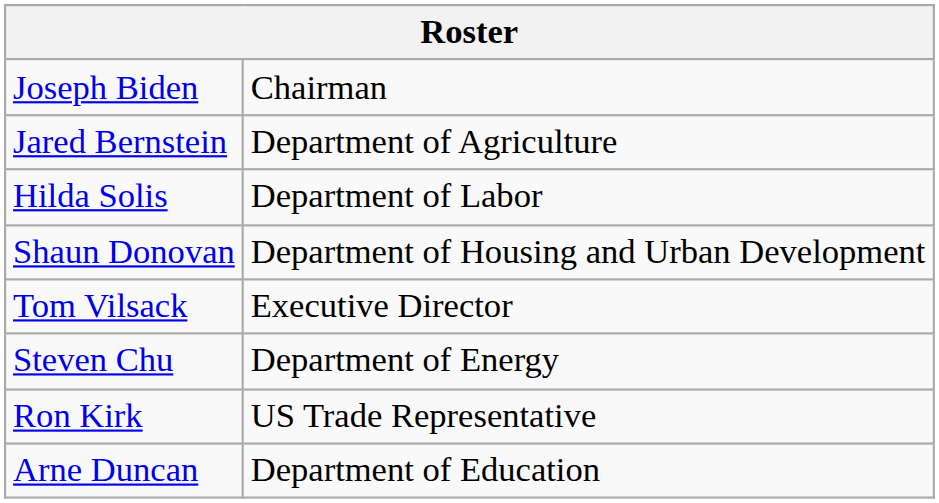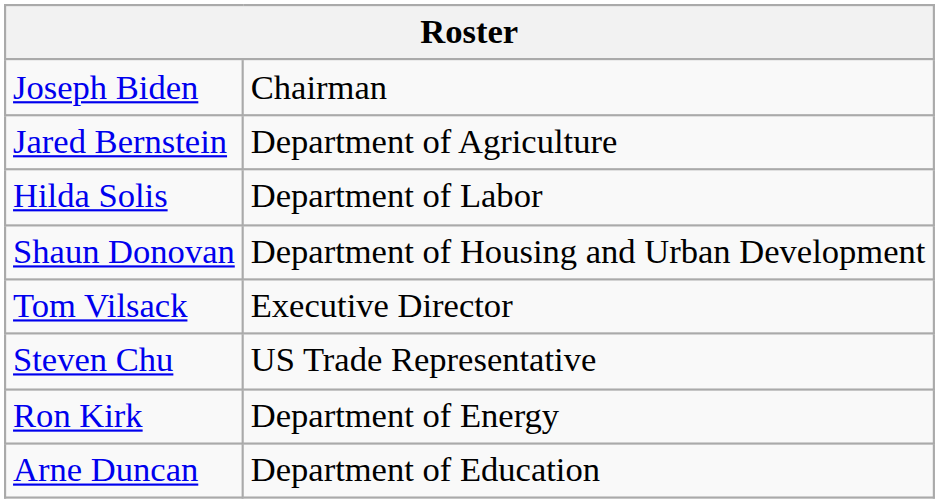(405, 360) Department of Energy -> (423, 360) US Trade Representative
(423, 415) US Trade Representative -> (405, 415) Department of Energy
